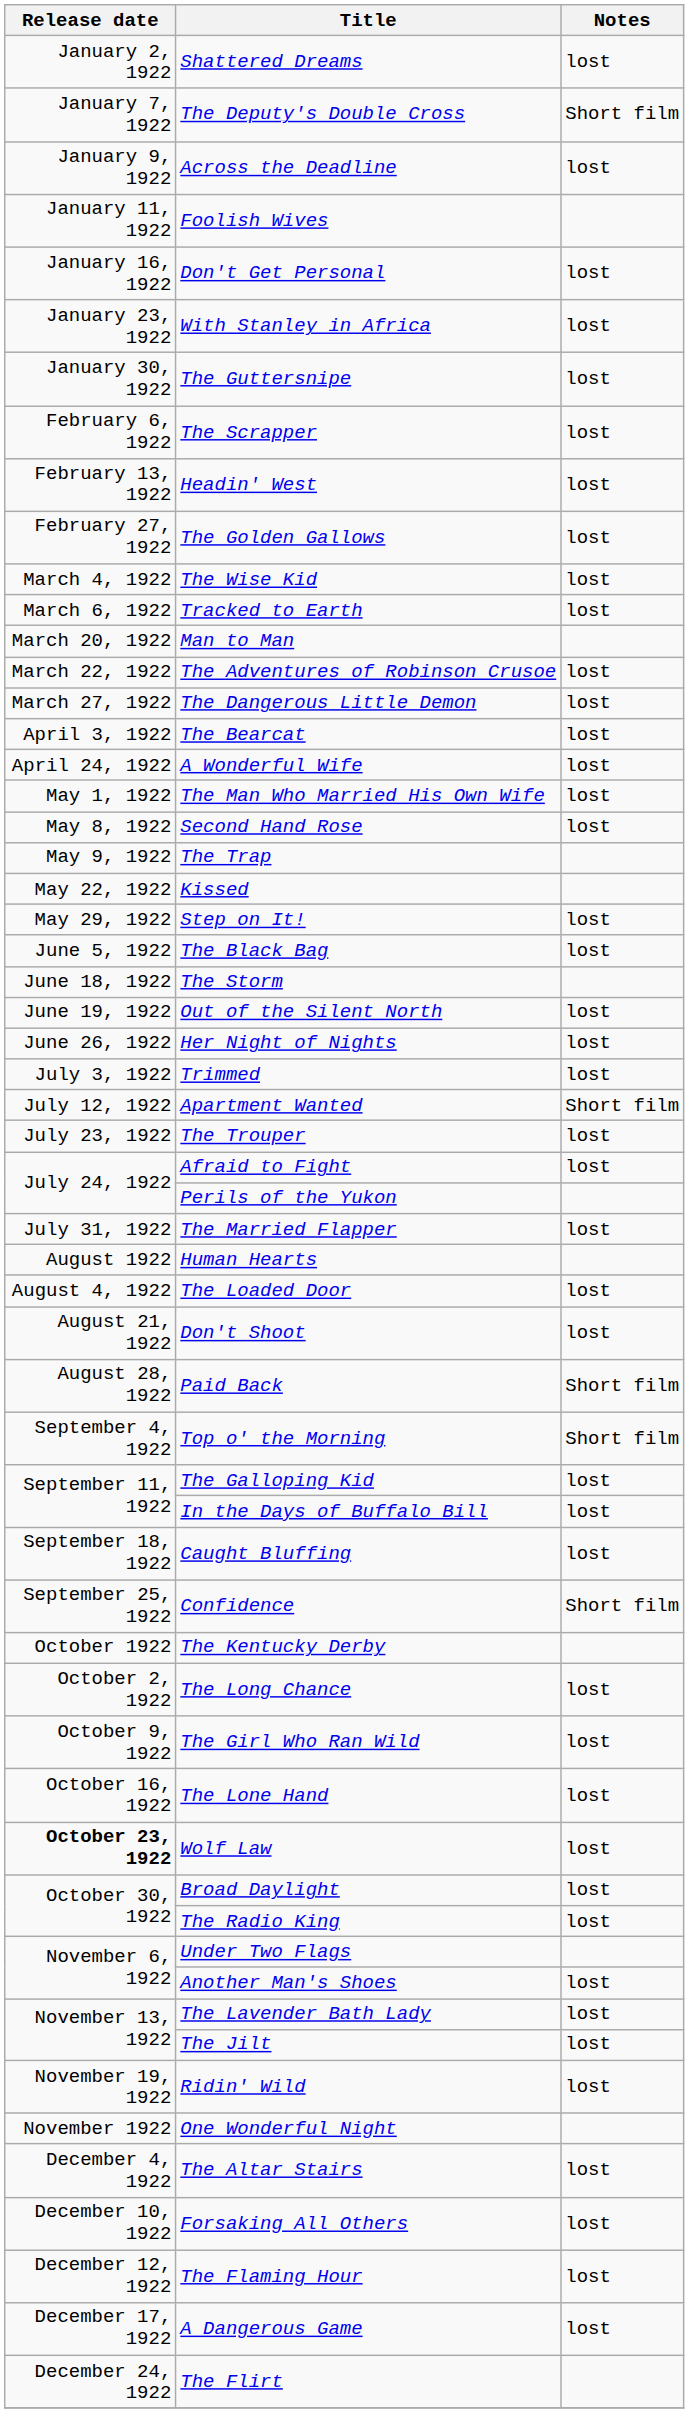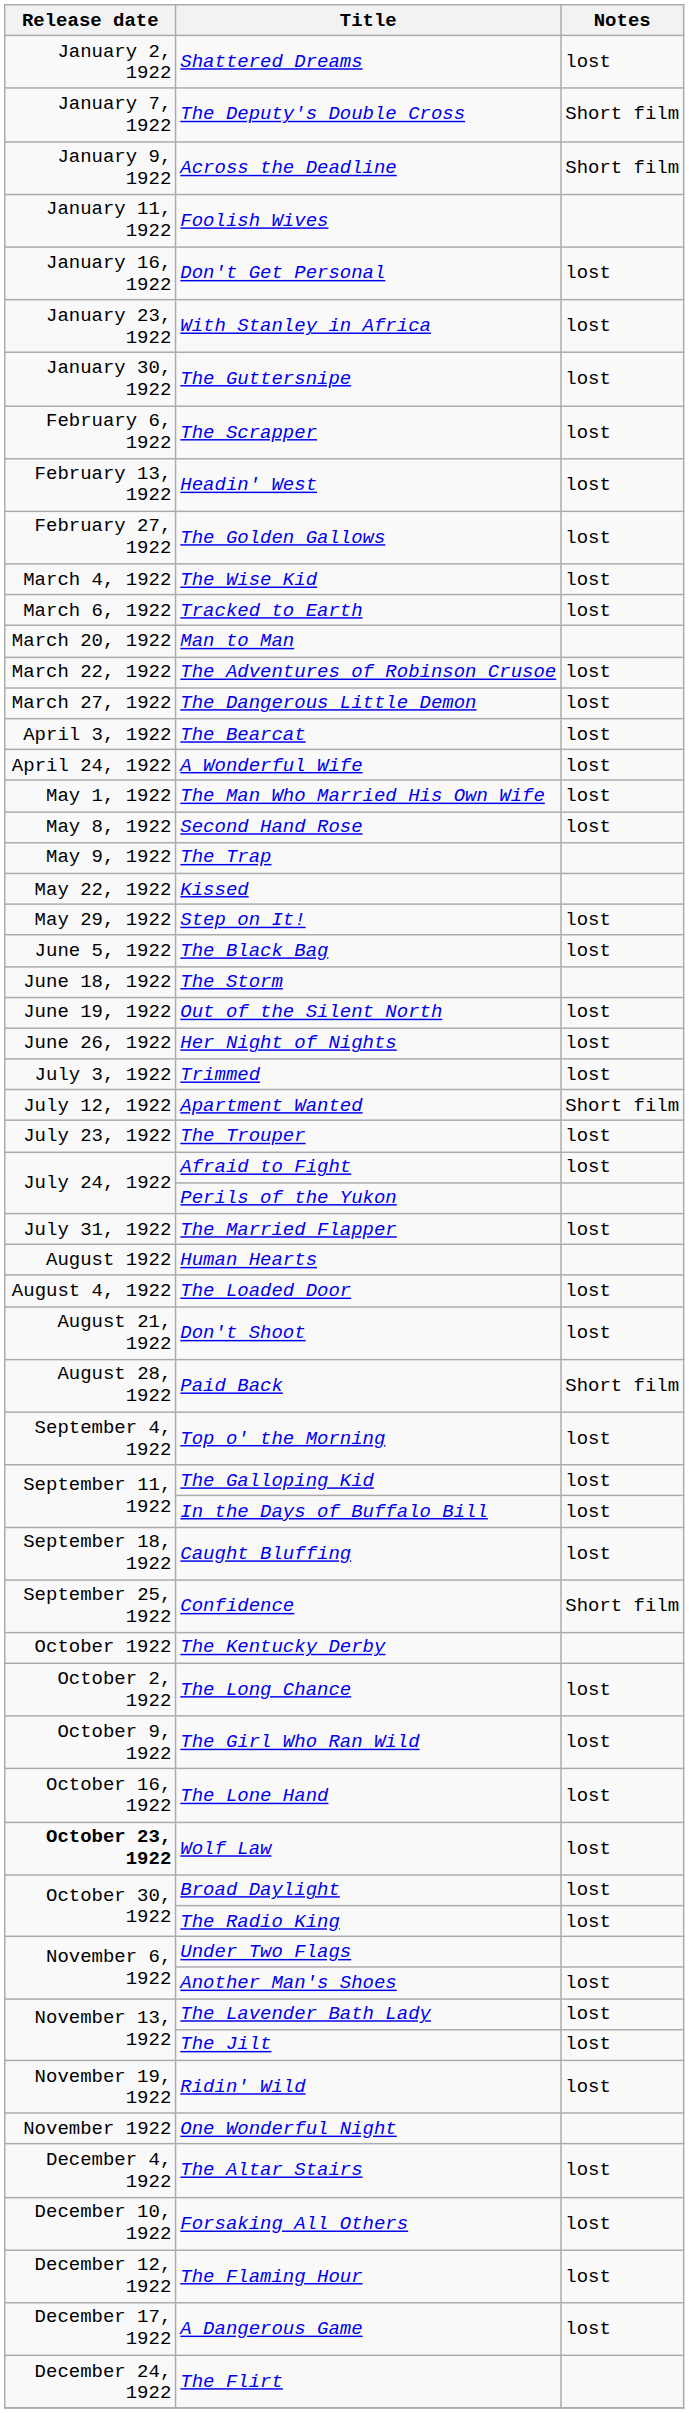(588, 168) lost -> (622, 168) Short film
(622, 1438) Short film -> (588, 1438) lost
